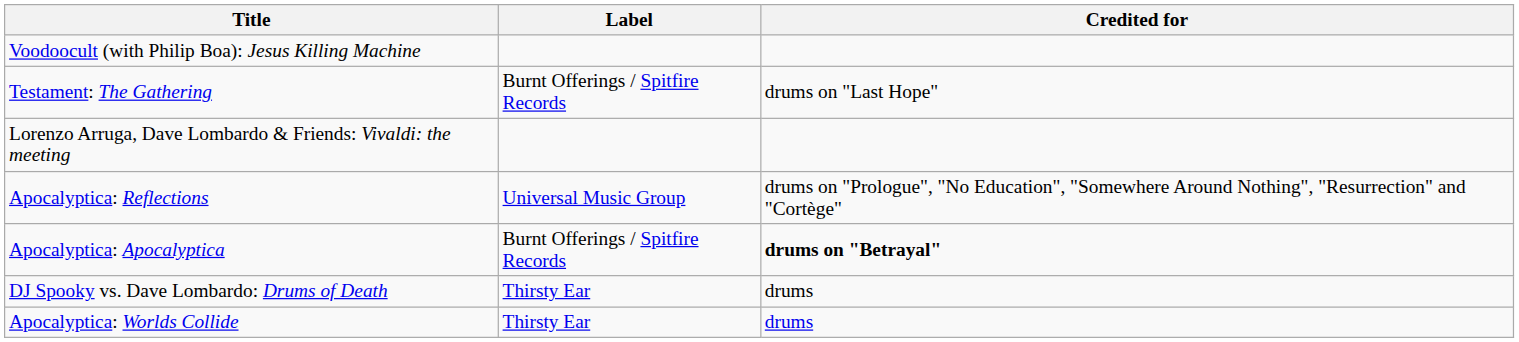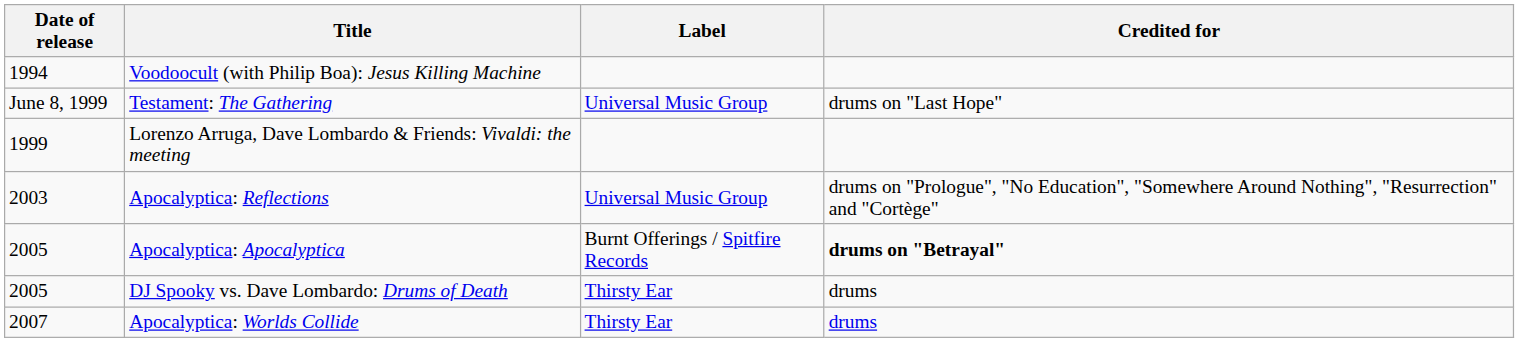+ column: (65, 30)
(601, 92) Burnt Offerings / Spitfire Records -> (676, 103) Universal Music Group
